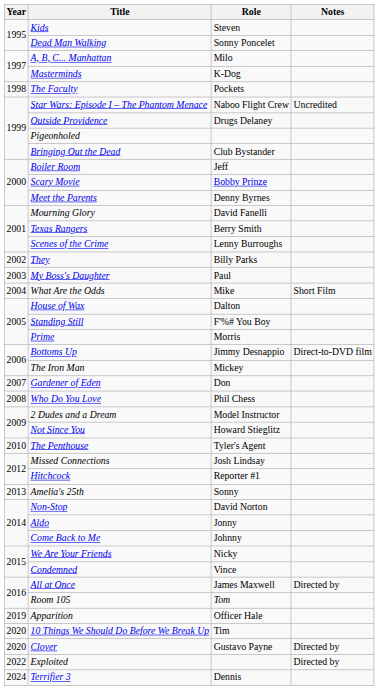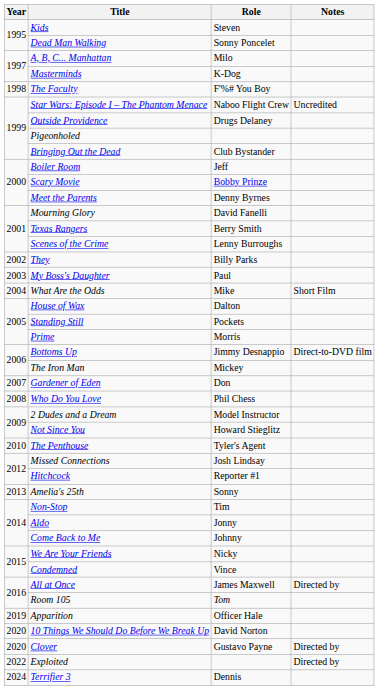(229, 89) Pockets -> (242, 89) F'%# You Boy
(242, 321) F'%# You Boy -> (229, 321) Pockets
(241, 507) David Norton -> (222, 507) Tim
(222, 631) Tim -> (241, 631) David Norton
